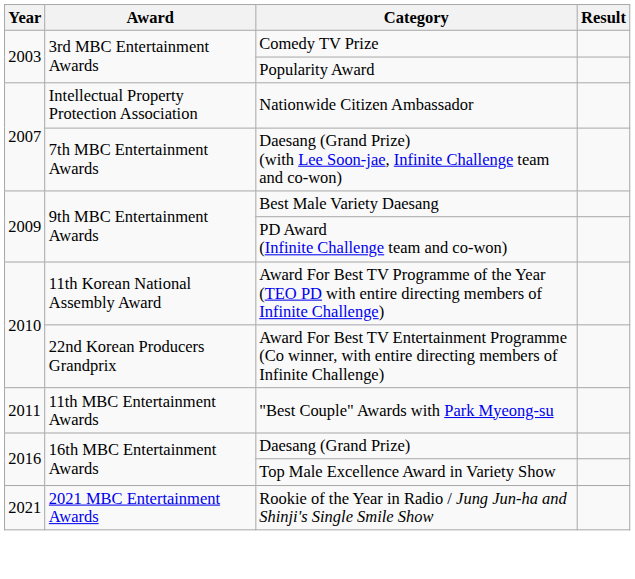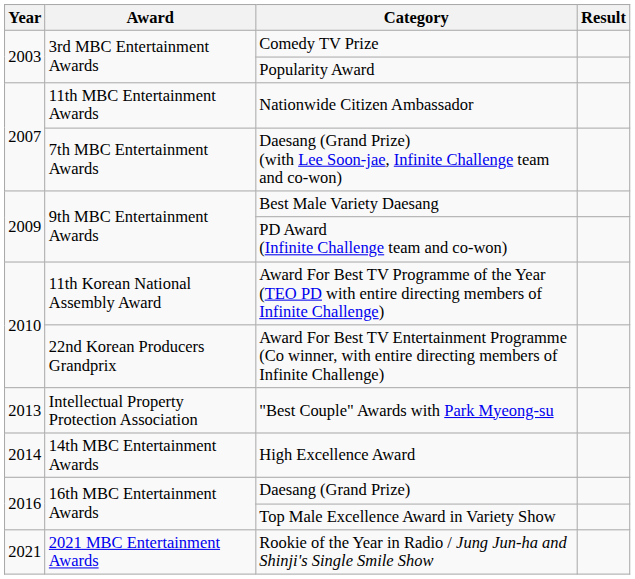(123, 105) Intellectual Property Protection Association -> (132, 105) 11th MBC Entertainment Awards
(24, 410) 2011 -> (25, 410) 2013
(132, 410) 11th MBC Entertainment Awards -> (123, 410) Intellectual Property Protection Association
+ row: (337, 455)
